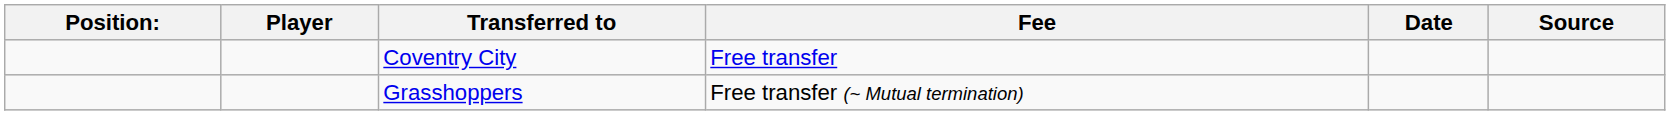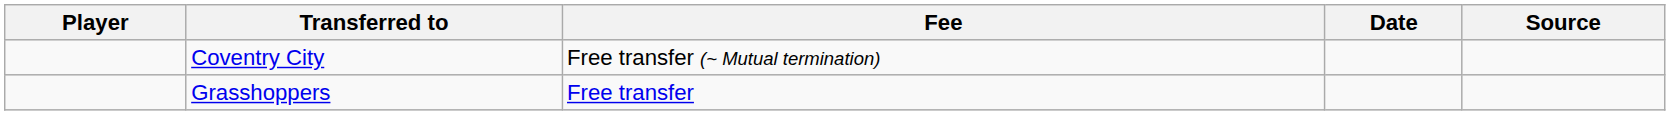- column: (113, 22)
(774, 58) Free transfer -> (724, 58) Free transfer (~ Mutual termination)
(867, 93) Free transfer (~ Mutual termination) -> (630, 93) Free transfer
